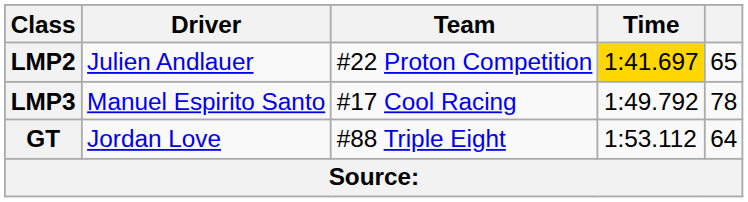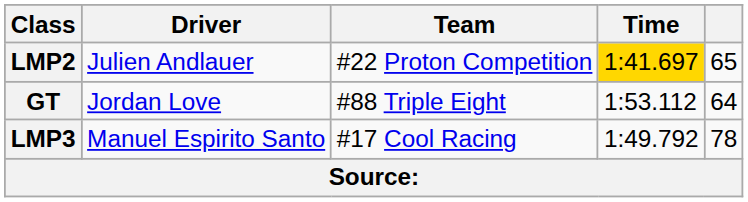rows swapped: (43, 100) <-> (43, 139)
